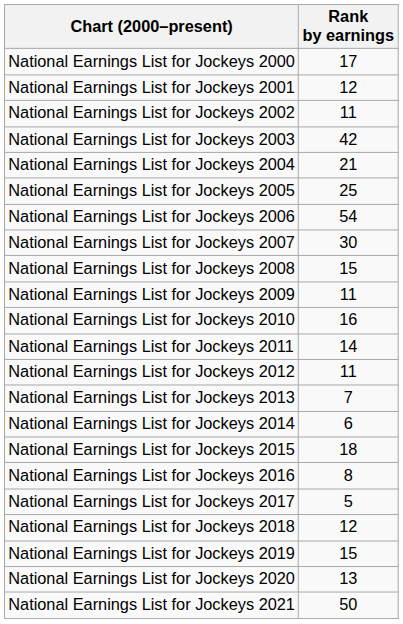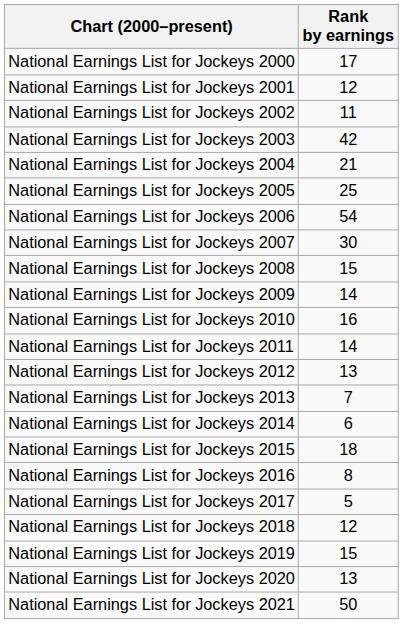(348, 294) 11 -> (348, 294) 14
(348, 372) 11 -> (348, 372) 13
